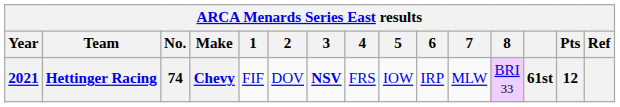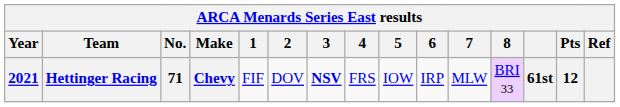(175, 79) 74 -> (175, 79) 71
